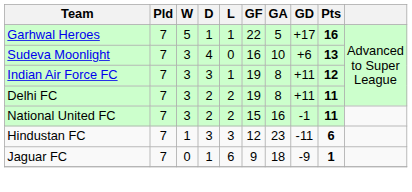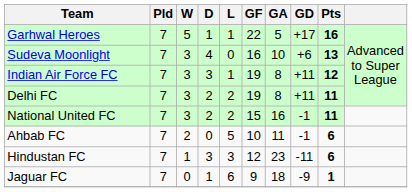+ row: (36, 136)
